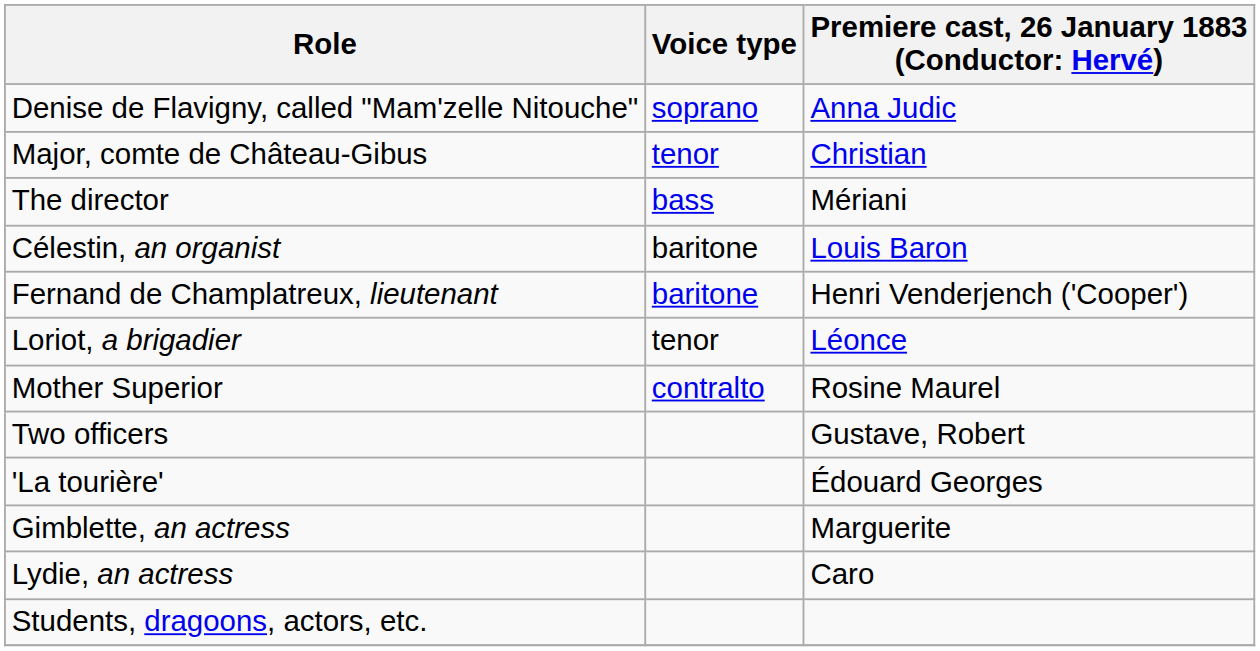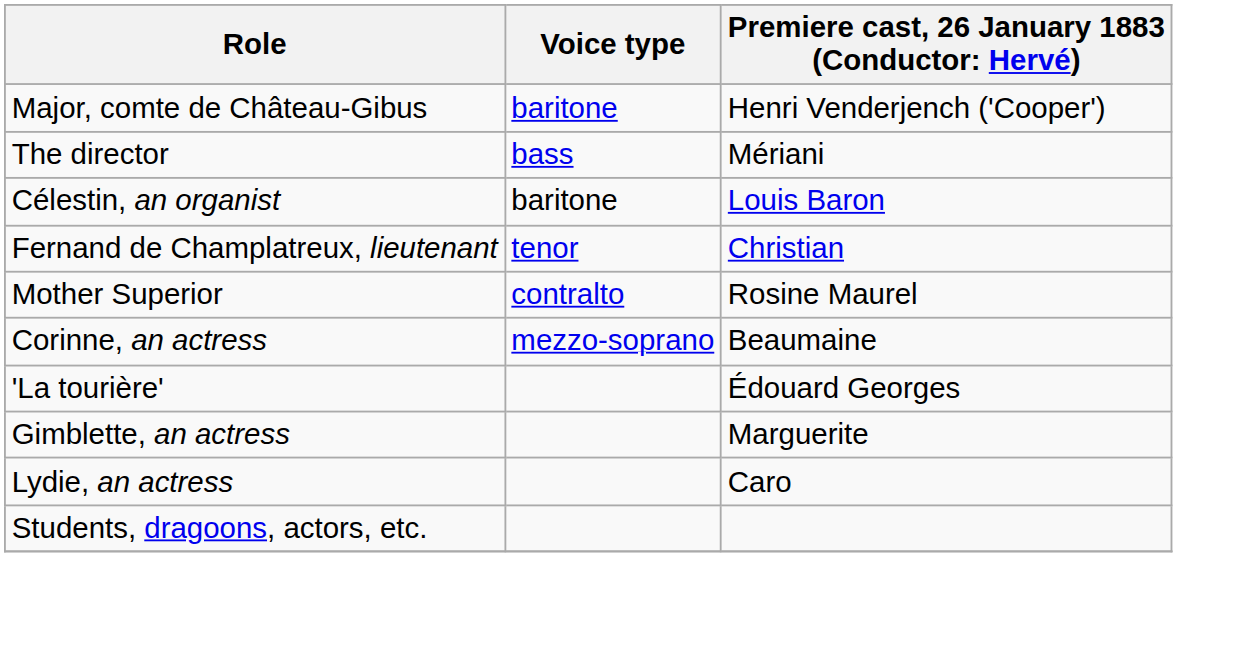- row: (325, 107)
(685, 154) tenor -> (565, 107) baritone
(869, 154) Christian -> (917, 107) Henri Venderjench ('Cooper')
(705, 294) baritone -> (545, 247) tenor
(999, 294) Henri Venderjench ('Cooper') -> (786, 247) Christian
- row: (126, 341)
+ row: (139, 341)
- row: (90, 434)
